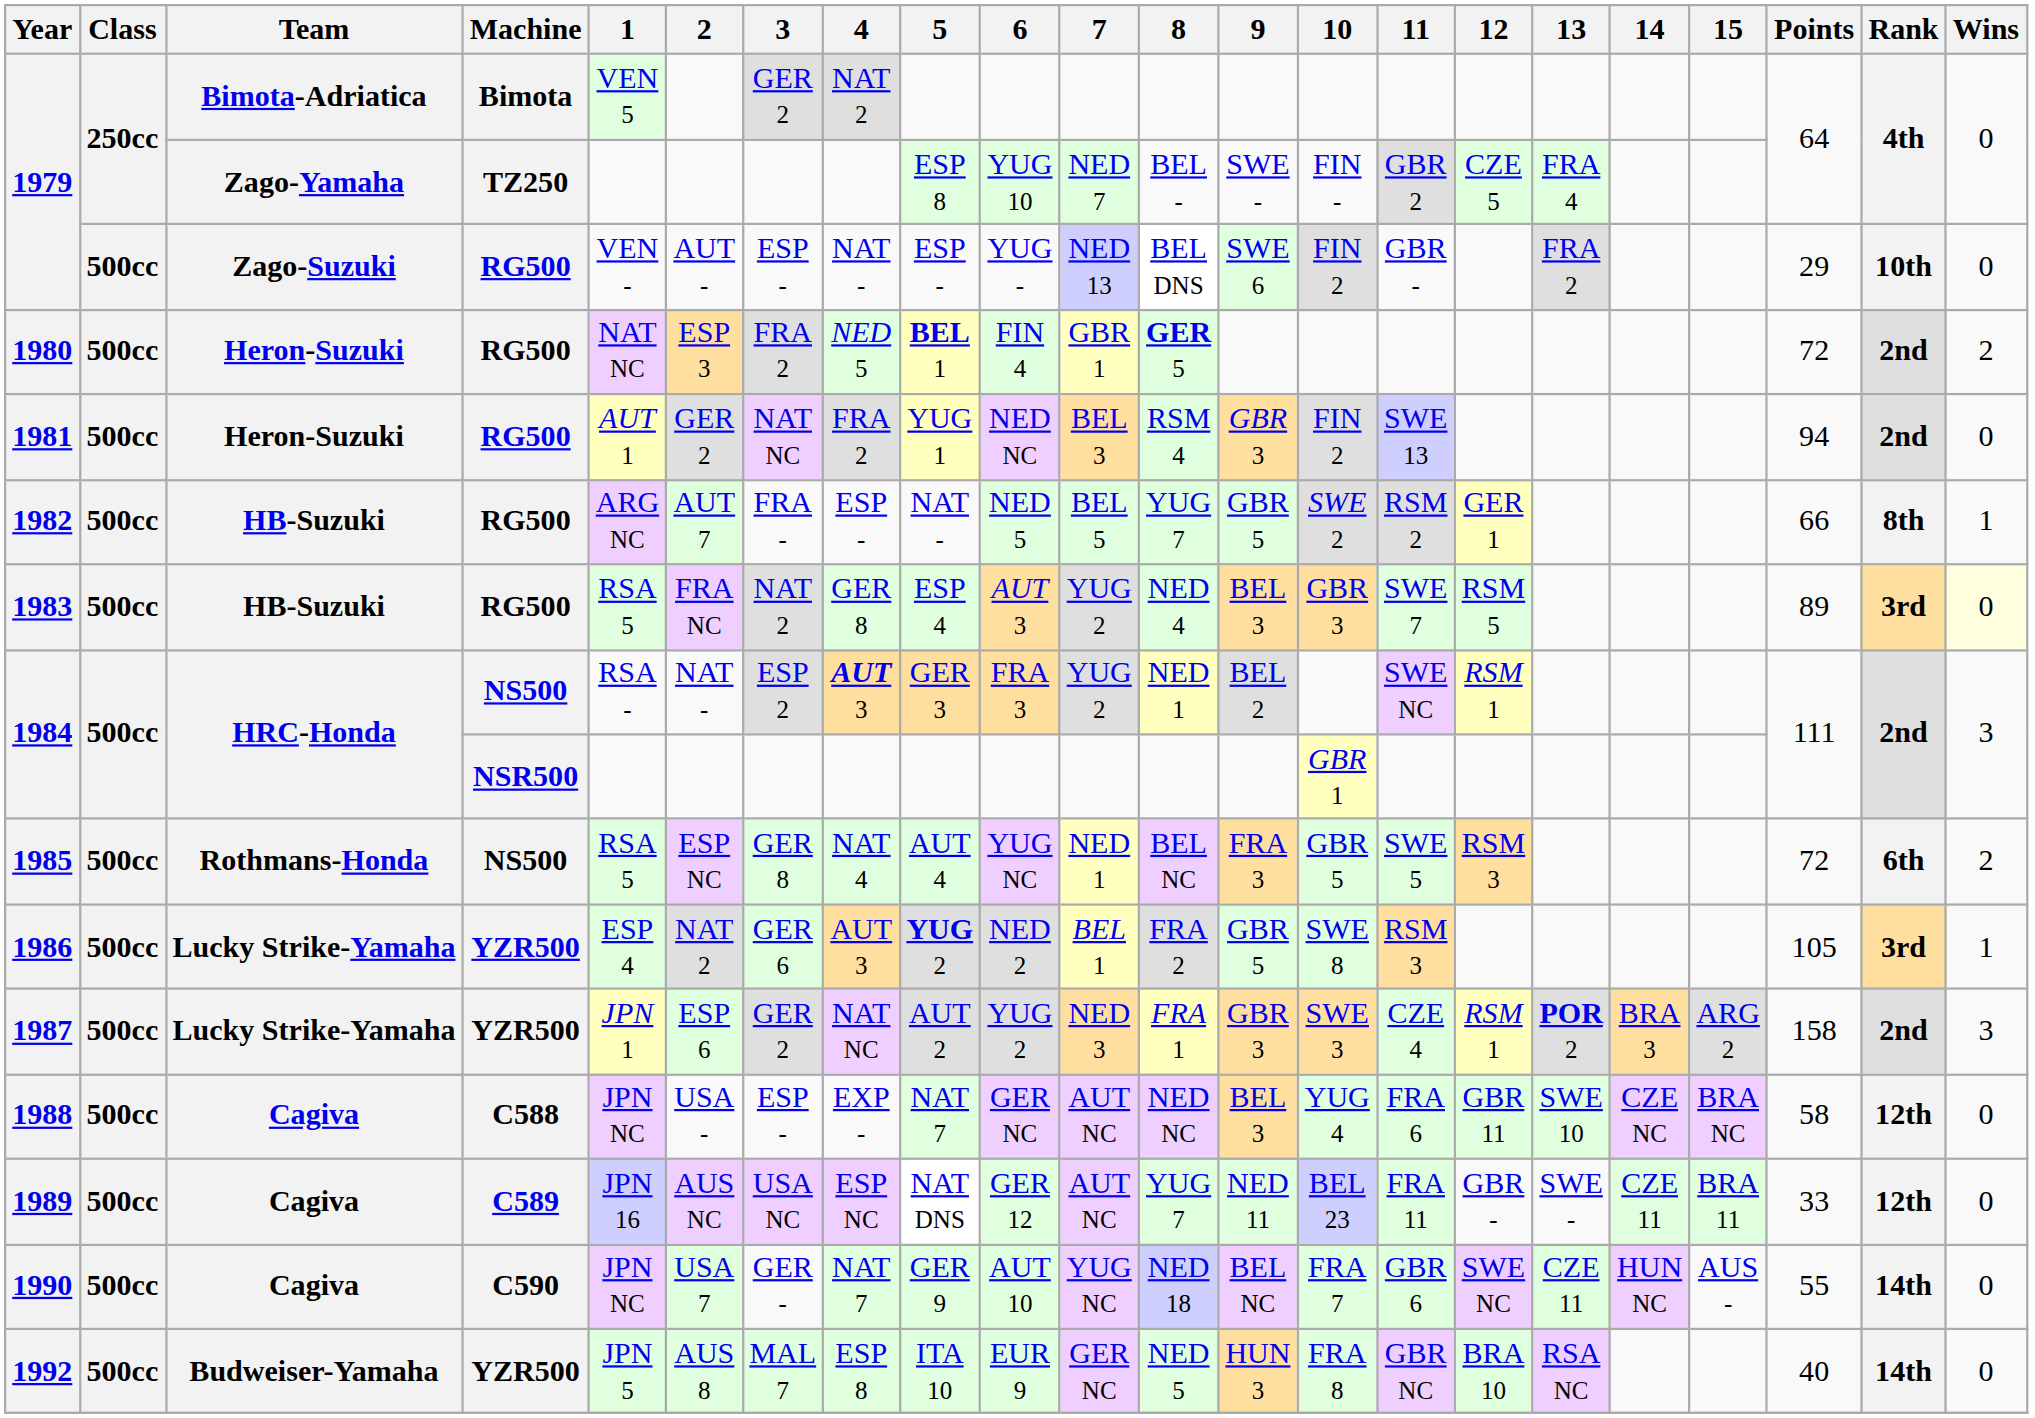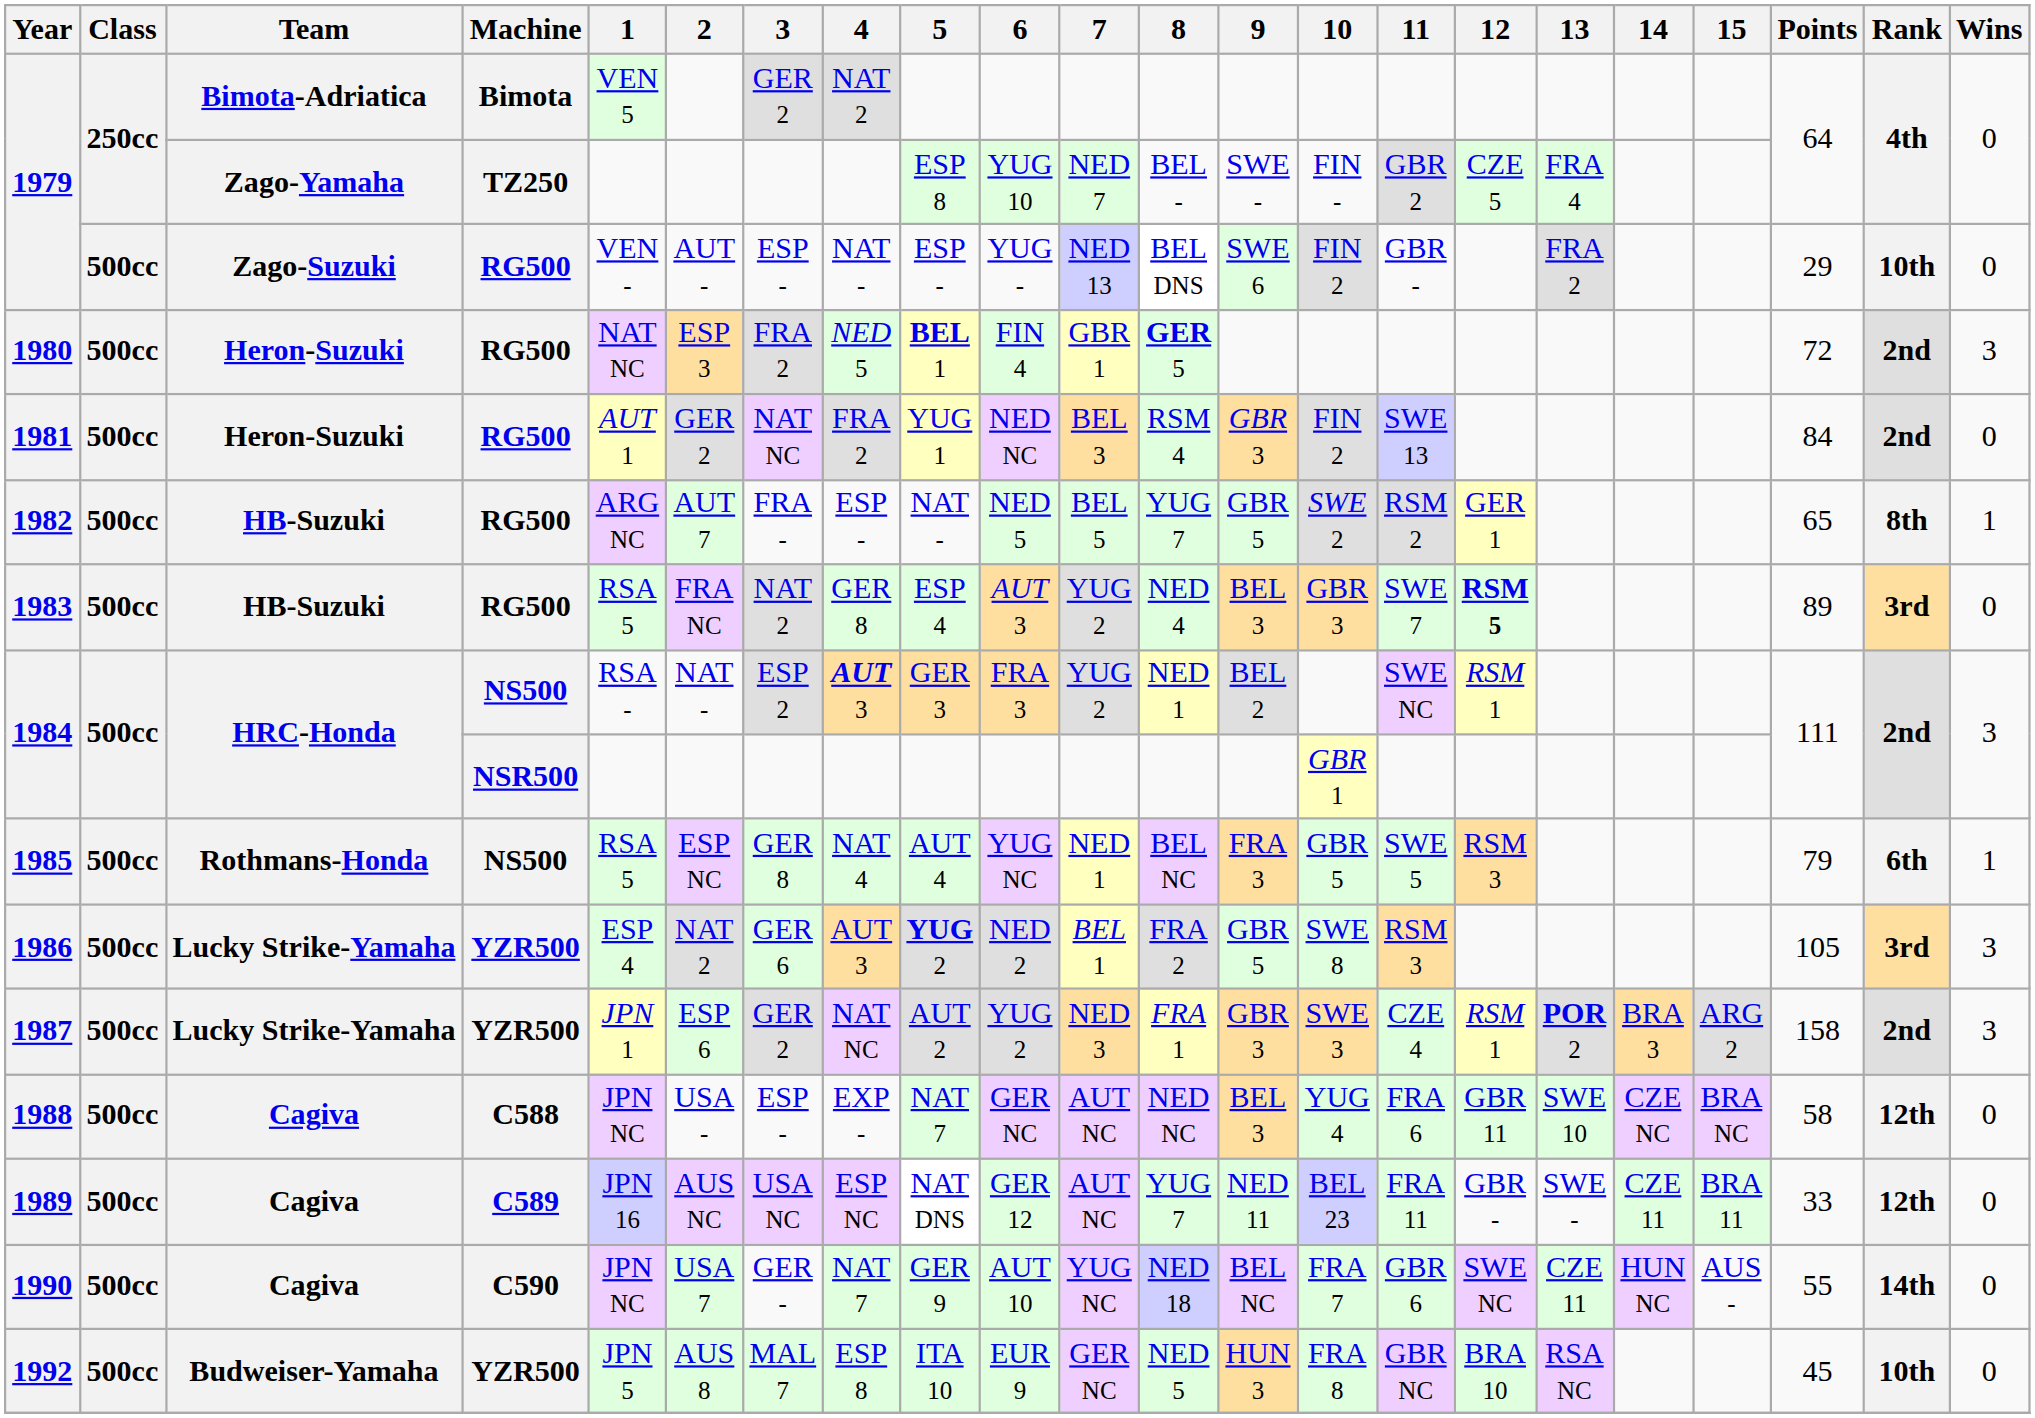(1986, 350) 2 -> (1989, 350) 3
(1814, 435) 94 -> (1817, 435) 84
(1814, 520) 66 -> (1817, 520) 65
(1493, 604) normal -> (1495, 605) bold
(1986, 605) lightyellow background -> (1989, 605) no background
(1814, 860) 72 -> (1817, 860) 79
(1986, 860) 2 -> (1989, 860) 1
(1986, 945) 1 -> (1989, 945) 3
(1814, 1370) 40 -> (1817, 1370) 45
(1903, 1370) 14th -> (1907, 1370) 10th
